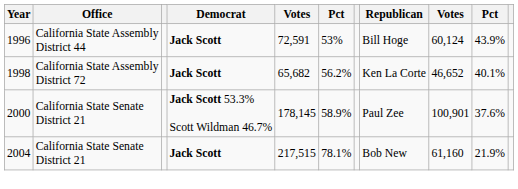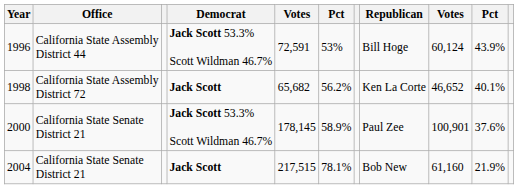(195, 40) Jack Scott -> (221, 47) Jack Scott 53.3% Scott Wildman 46.7%
